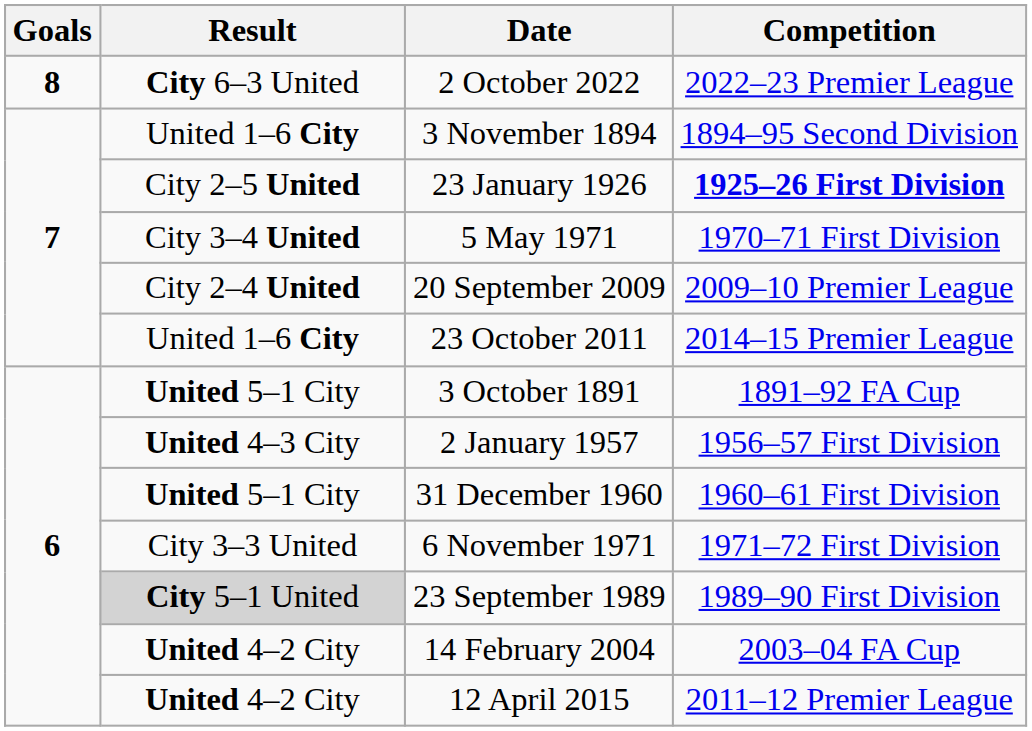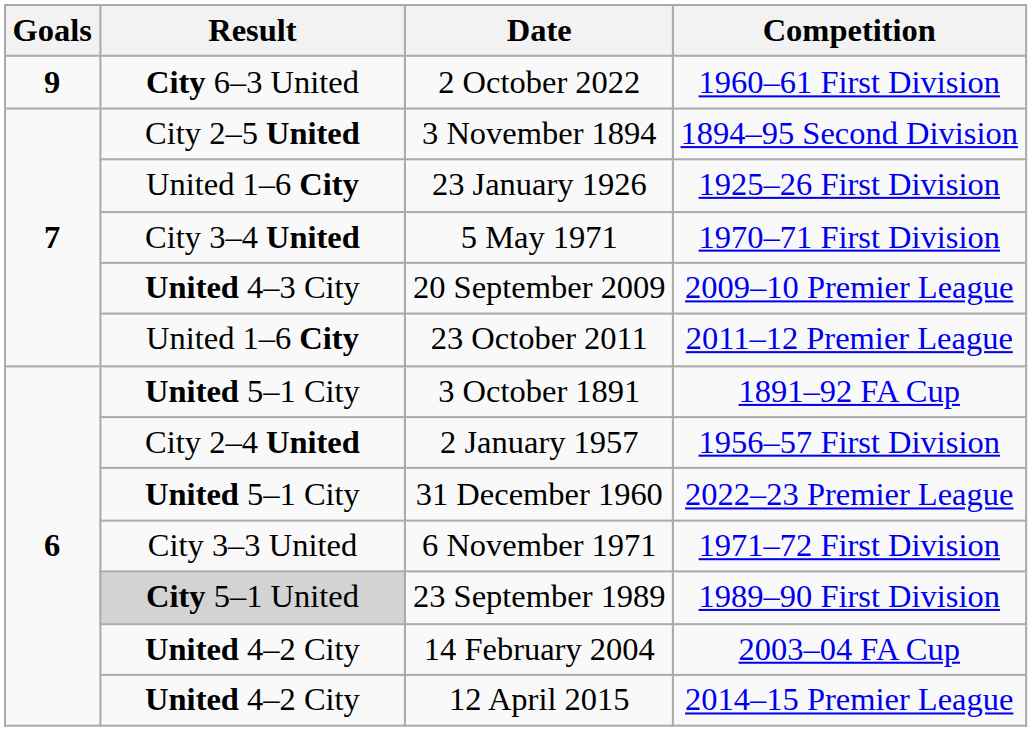(52, 81) 8 -> (52, 81) 9
(849, 81) 2022–23 Premier League -> (849, 81) 1960–61 First Division
(252, 133) United 1–6 City -> (252, 133) City 2–5 United
(252, 184) City 2–5 United -> (252, 184) United 1–6 City
(849, 184) bold -> (849, 184) normal
(252, 287) City 2–4 United -> (252, 287) United 4–3 City
(849, 339) 2014–15 Premier League -> (849, 339) 2011–12 Premier League
(252, 442) United 4–3 City -> (252, 442) City 2–4 United
(849, 493) 1960–61 First Division -> (849, 493) 2022–23 Premier League
(849, 699) 2011–12 Premier League -> (849, 699) 2014–15 Premier League
